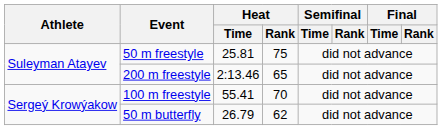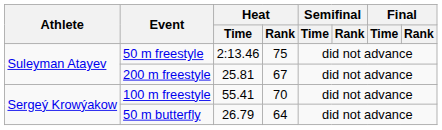(238, 54) 25.81 -> (238, 54) 2:13.46
(238, 75) 2:13.46 -> (238, 75) 25.81
(280, 75) 65 -> (280, 75) 67
(280, 115) 62 -> (280, 115) 64
